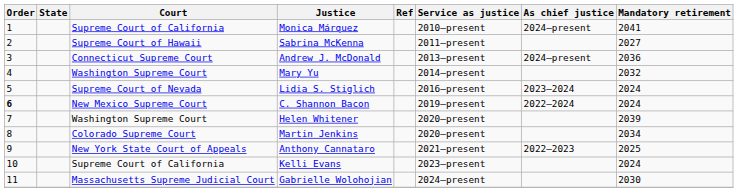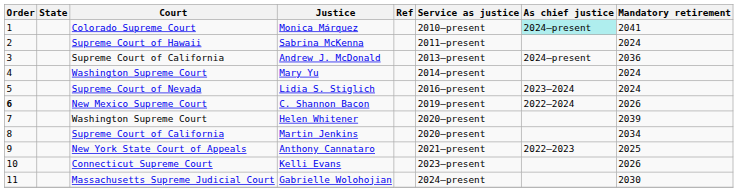(148, 27) Supreme Court of California -> (134, 27) Colorado Supreme Court
(557, 27) no background -> (557, 27) paleturquoise background
(630, 42) 2027 -> (630, 42) 2024
(142, 58) Connecticut Supreme Court -> (148, 58) Supreme Court of California
(630, 73) 2032 -> (630, 73) 2024
(630, 104) 2024 -> (630, 104) 2026
(134, 134) Colorado Supreme Court -> (148, 134) Supreme Court of California
(148, 165) Supreme Court of California -> (142, 165) Connecticut Supreme Court
(630, 165) 2024 -> (630, 165) 2026
